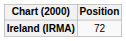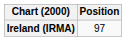(99, 28) 72 -> (99, 28) 97
